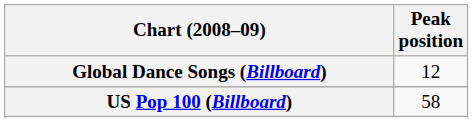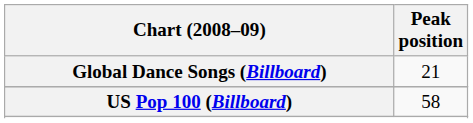(431, 71) 12 -> (431, 71) 21
